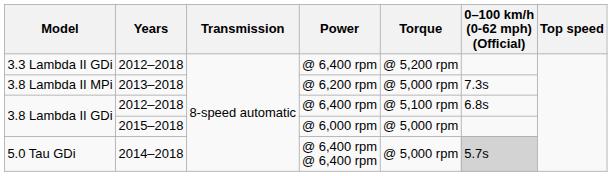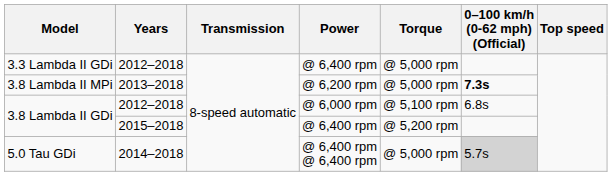(421, 64) @ 5,200 rpm -> (421, 64) @ 5,000 rpm
(476, 85) normal -> (477, 85) bold
(340, 105) @ 6,400 rpm -> (340, 105) @ 6,000 rpm
(340, 126) @ 6,000 rpm -> (340, 126) @ 6,400 rpm
(421, 126) @ 5,000 rpm -> (421, 126) @ 5,200 rpm
